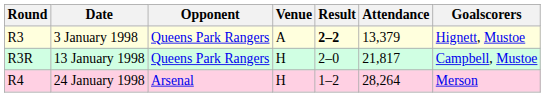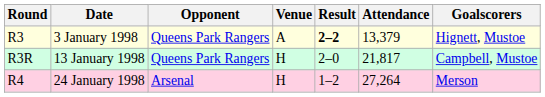(381, 80) 28,264 -> (381, 80) 27,264
